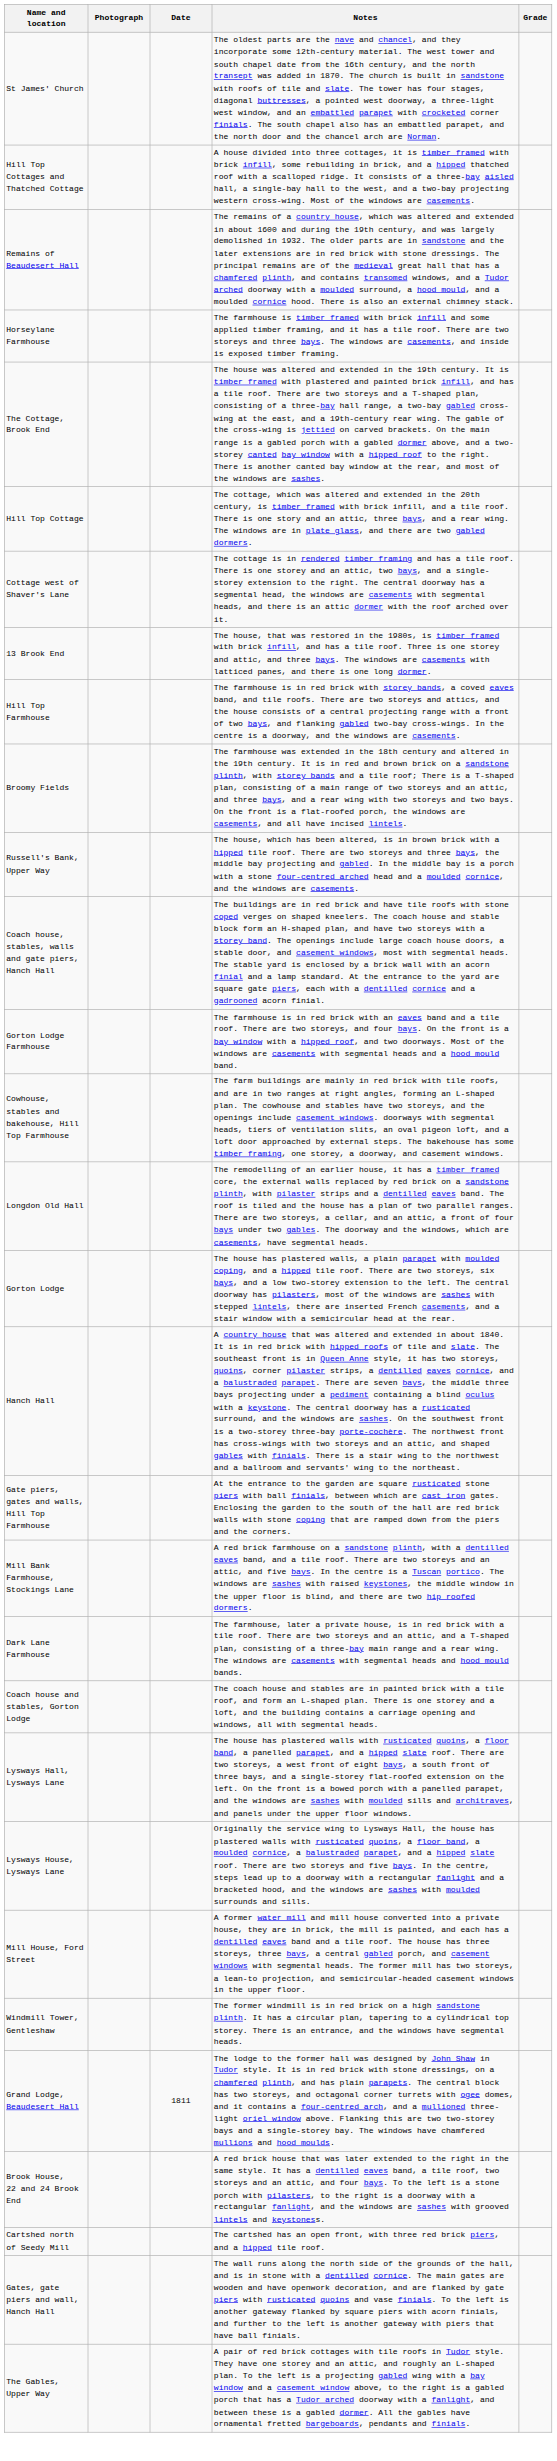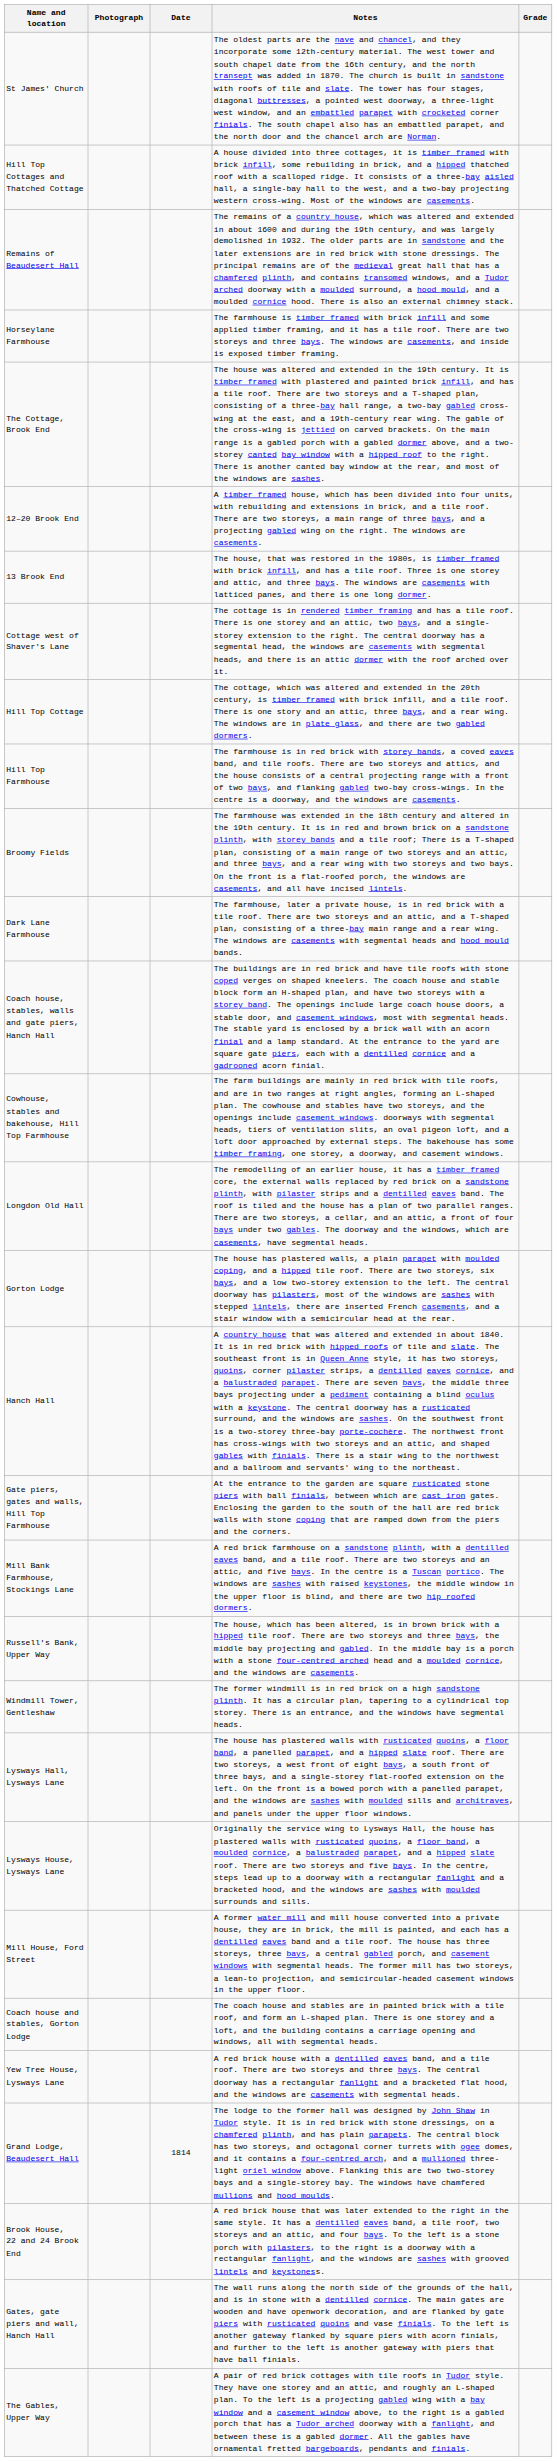+ row: (43, 519)
rows swapped: (35, 653) <-> (45, 519)
rows swapped: (43, 864) <-> (28, 1648)
- row: (35, 1041)
rows swapped: (43, 1707) <-> (43, 2024)
+ row: (43, 2076)
(181, 2101) 1811 -> (181, 2153) 1814
- row: (40, 2241)
